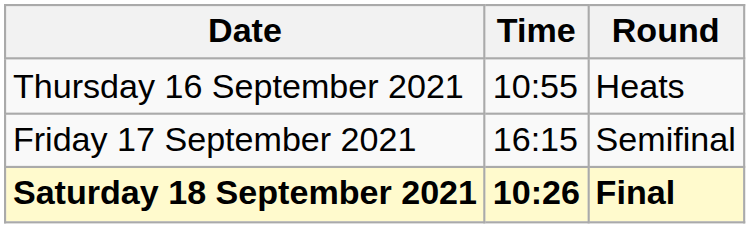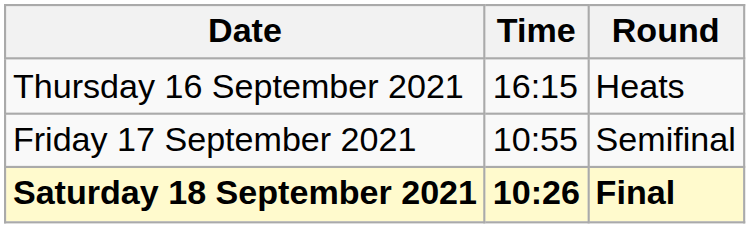(535, 85) 10:55 -> (535, 85) 16:15
(535, 139) 16:15 -> (535, 139) 10:55
